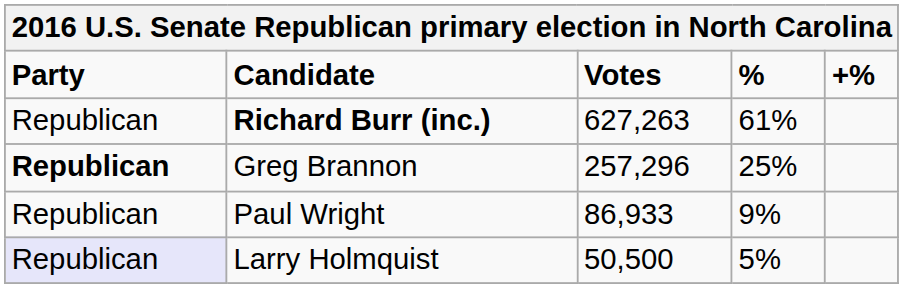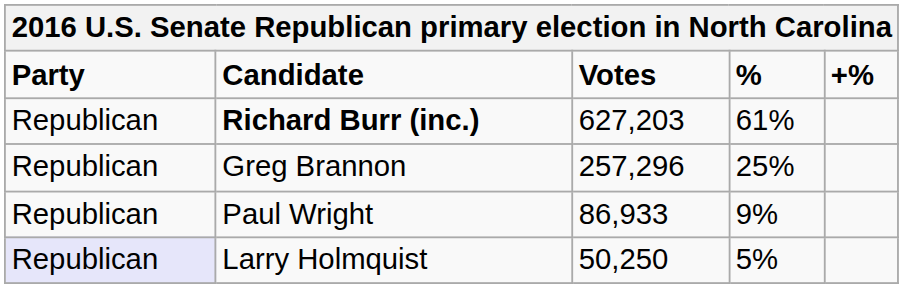(637, 120) 627,263 -> (632, 120) 627,203
(91, 167) bold -> (85, 167) normal
(629, 259) 50,500 -> (623, 259) 50,250
